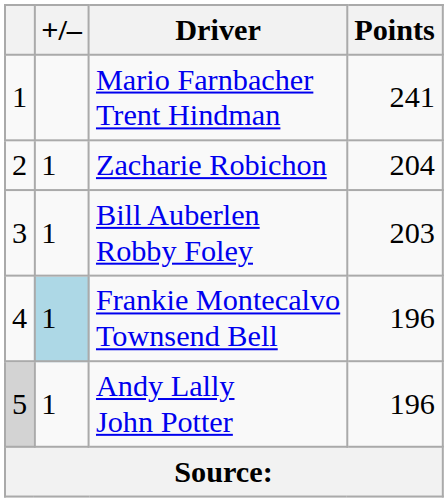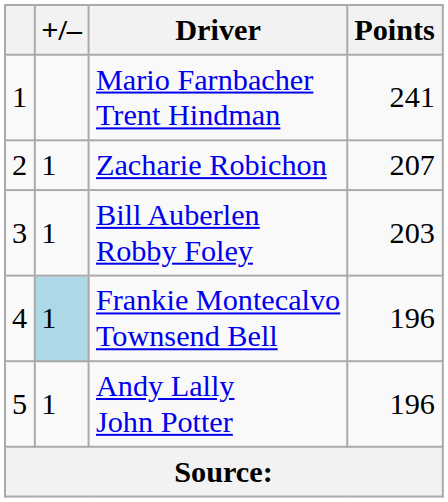(412, 165) 204 -> (412, 165) 207
(20, 404) lightgrey background -> (20, 404) no background
